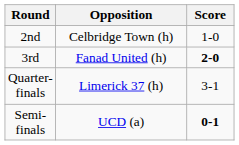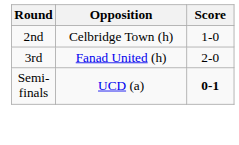(210, 57) bold -> (210, 57) normal
- row: (30, 85)
